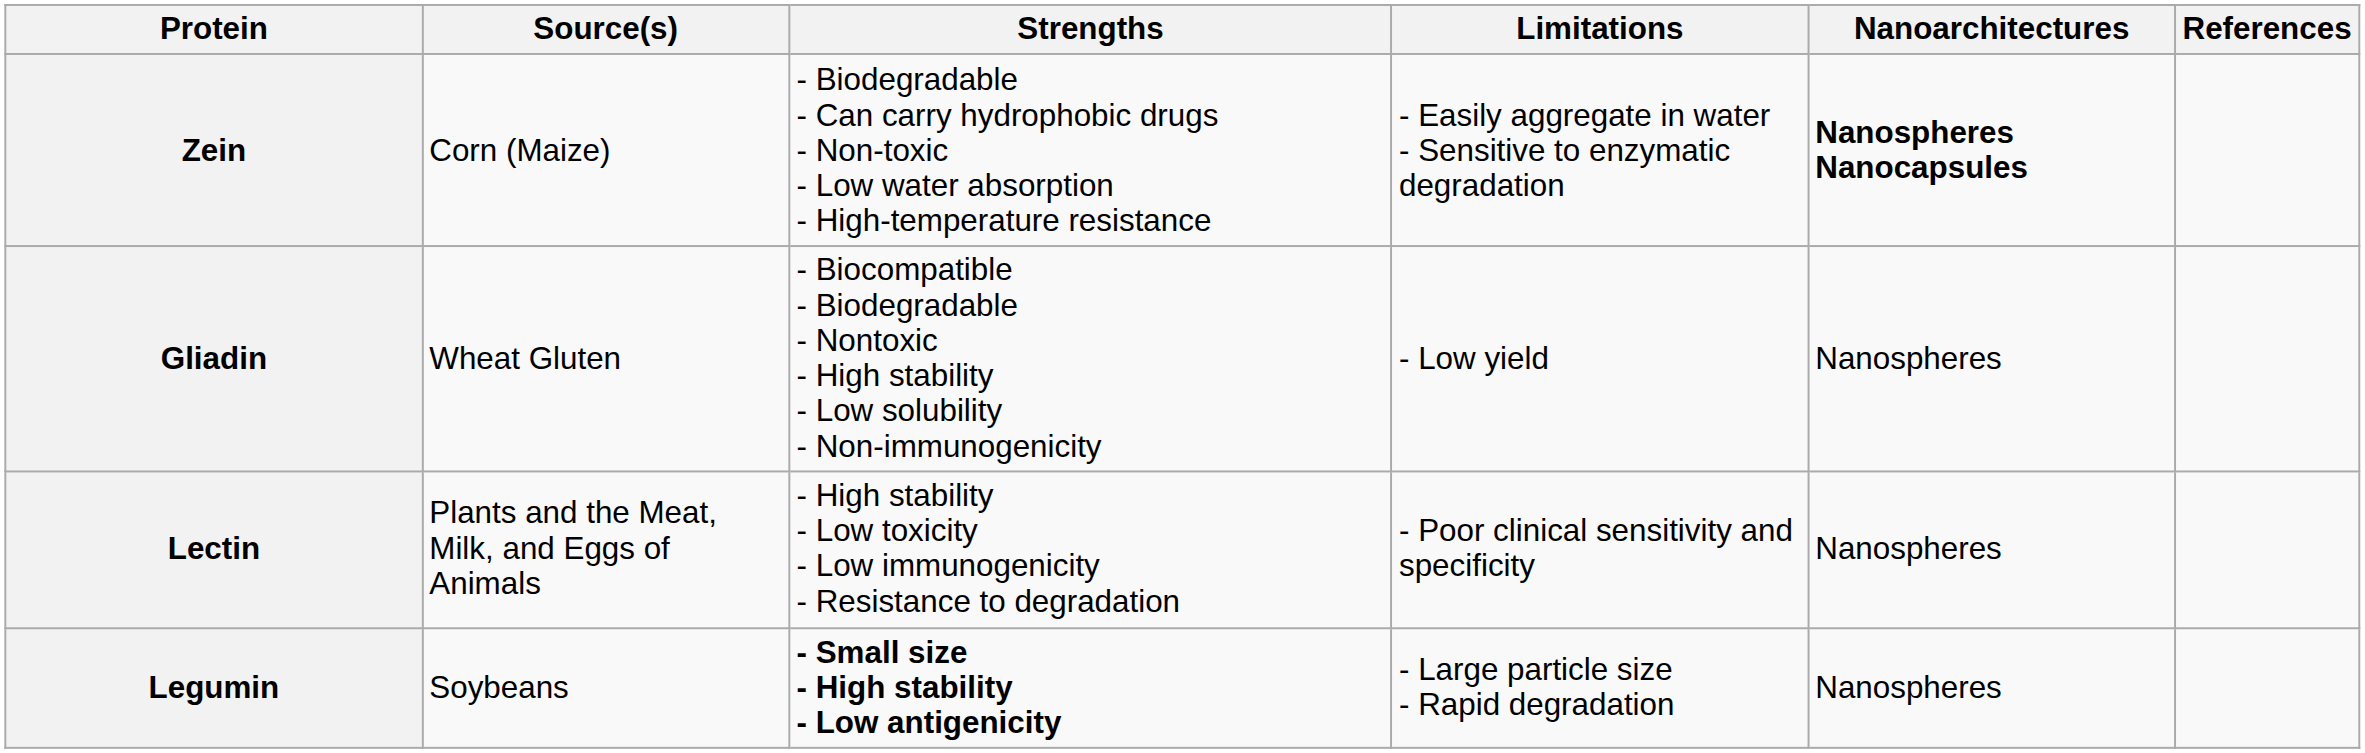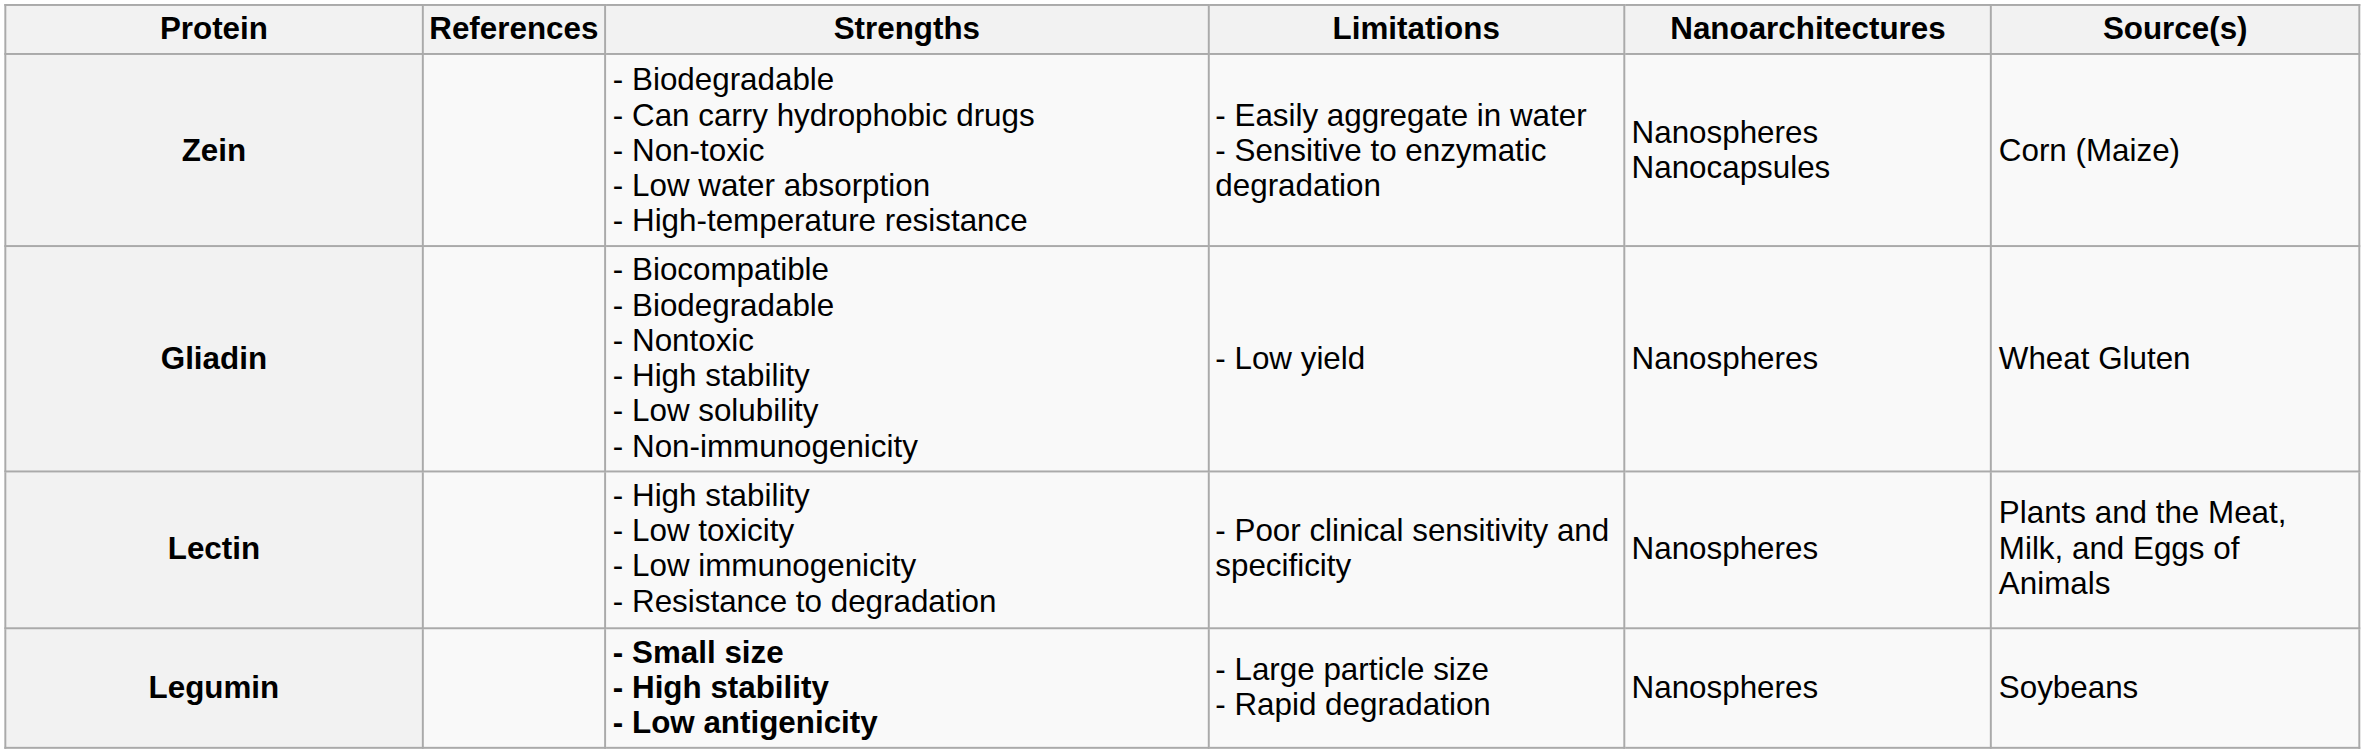columns swapped: (606, 29) <-> (2267, 29)
(1922, 149) bold -> (1731, 149) normal
